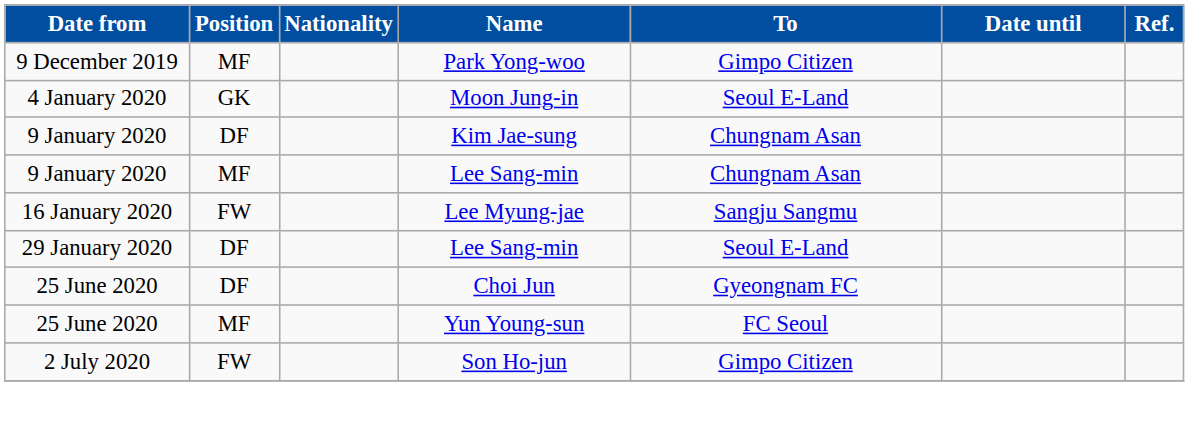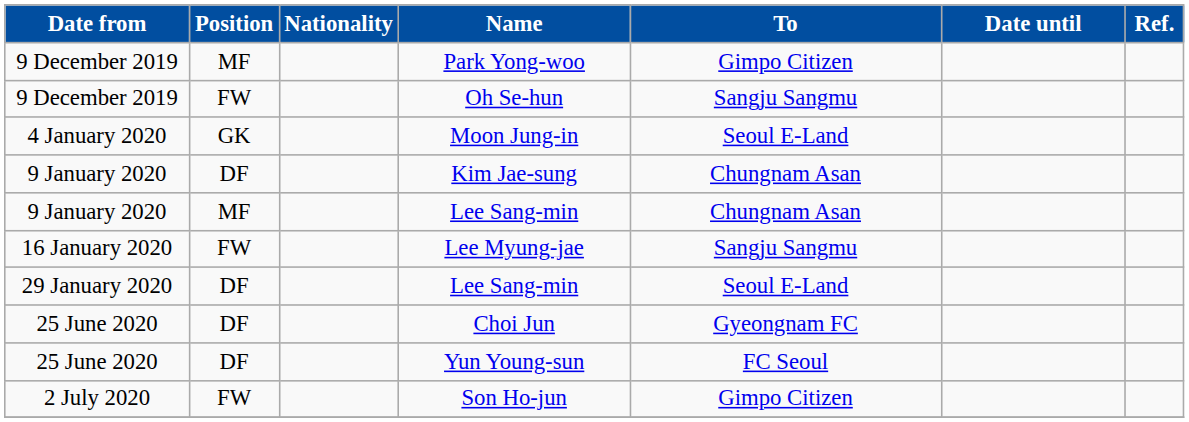+ row: (97, 98)
(234, 323) MF -> (234, 361) DF
